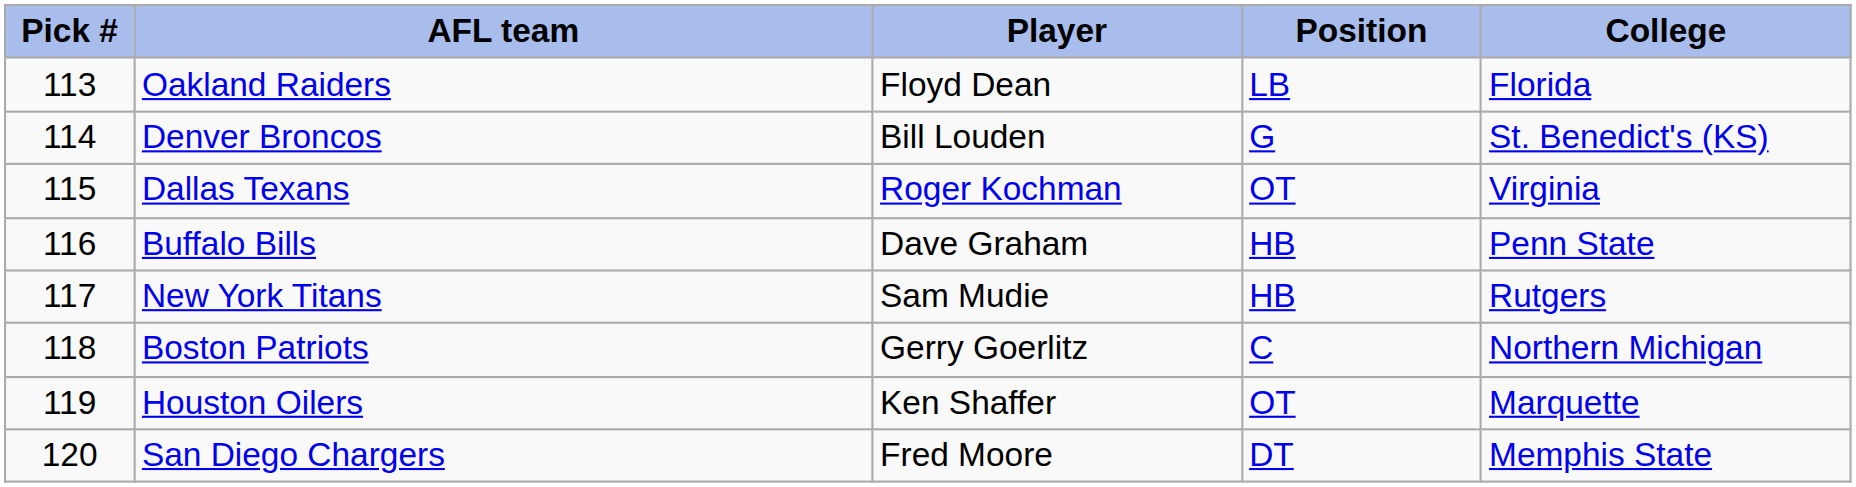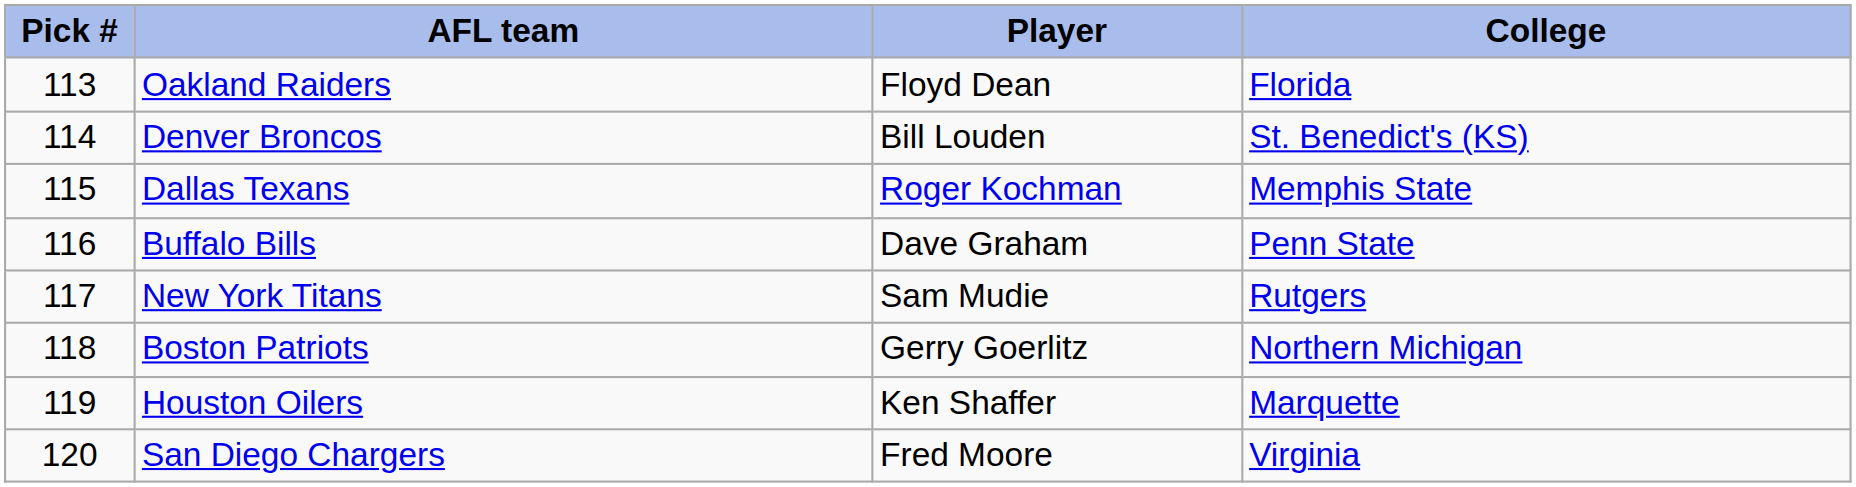- column: (1361, 31)
(1545, 190) Virginia -> (1361, 190) Memphis State
(1601, 455) Memphis State -> (1305, 455) Virginia
